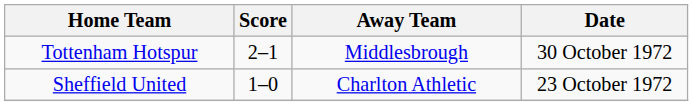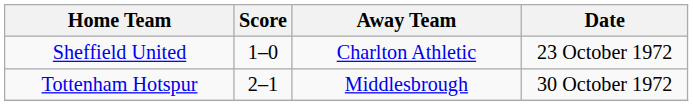rows swapped: (120, 84) <-> (120, 52)
